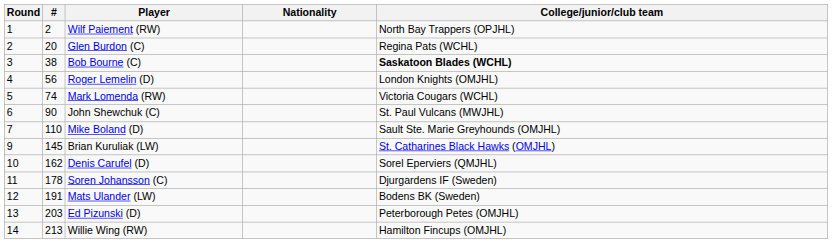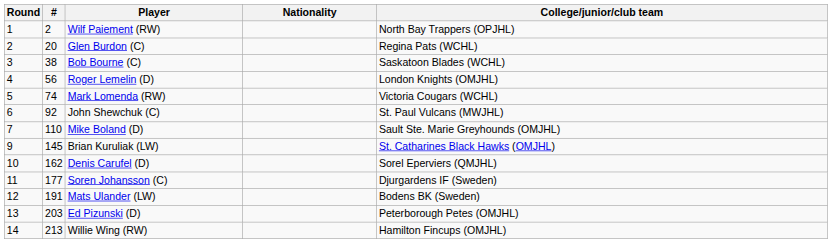(445, 63) bold -> (442, 63) normal
(51, 113) 90 -> (51, 113) 92
(54, 180) 178 -> (54, 180) 177
